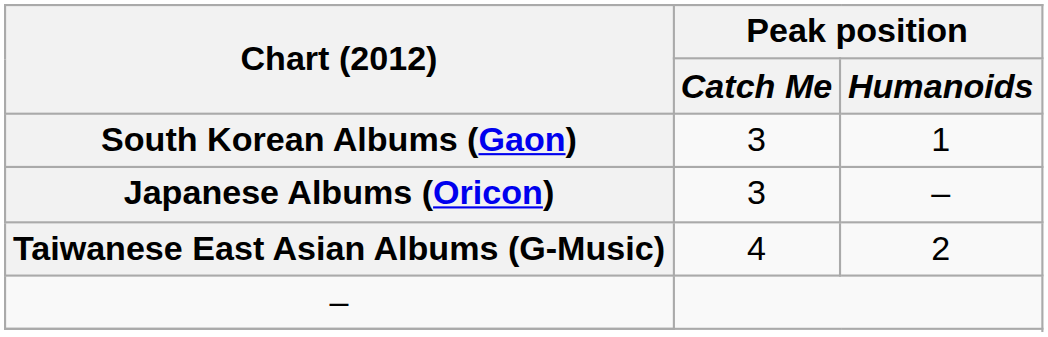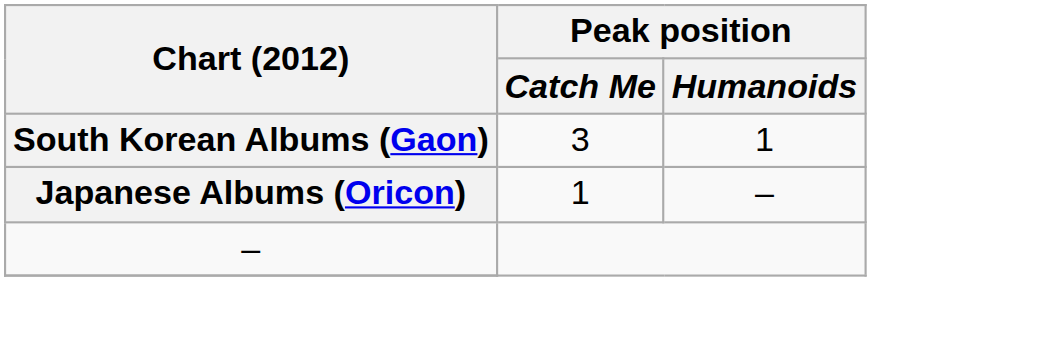(756, 193) 3 -> (580, 193) 1
- row: (339, 247)
